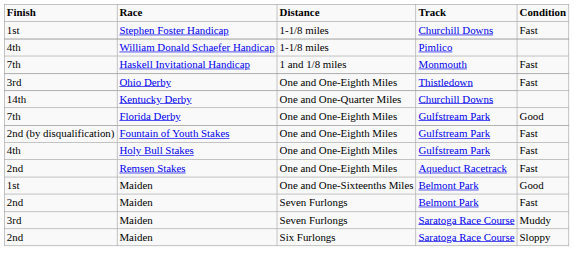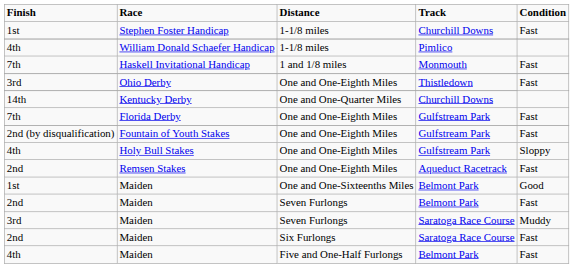(532, 116) Good -> (529, 116) Fast
(529, 151) Fast -> (535, 151) Sloppy
(535, 237) Sloppy -> (529, 237) Fast
+ row: (136, 254)
